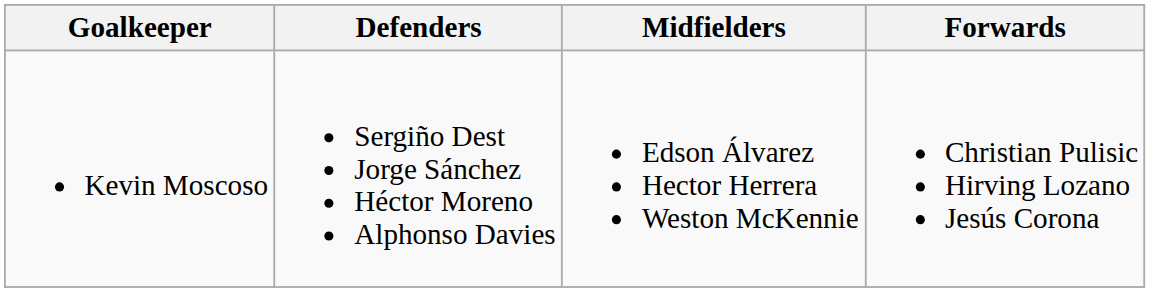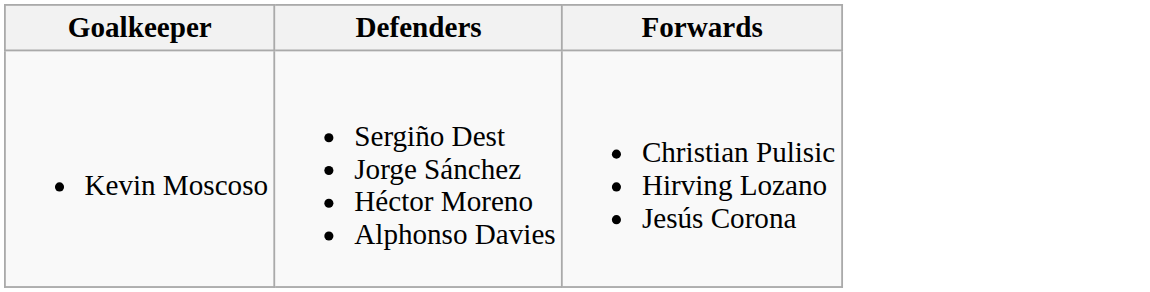- column: (714, 27)
